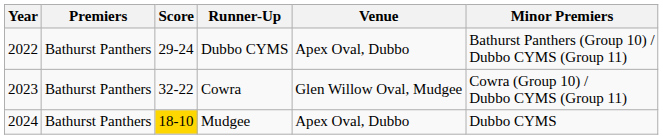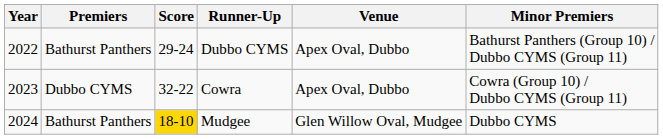(98, 89) Bathurst Panthers -> (89, 89) Dubbo CYMS
(379, 89) Glen Willow Oval, Mudgee -> (352, 89) Apex Oval, Dubbo
(352, 121) Apex Oval, Dubbo -> (379, 121) Glen Willow Oval, Mudgee
